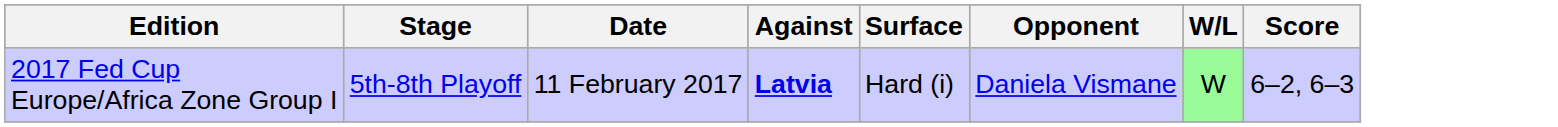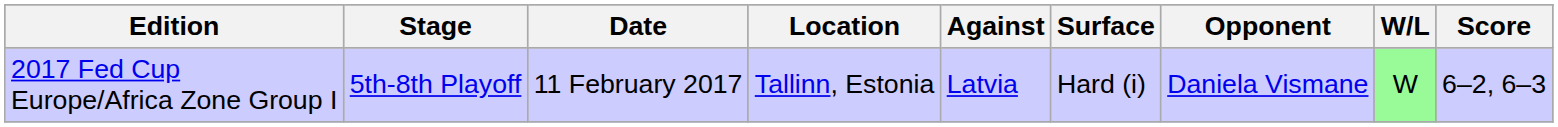+ column: (845, 25)
(793, 84) bold -> (982, 84) normal
